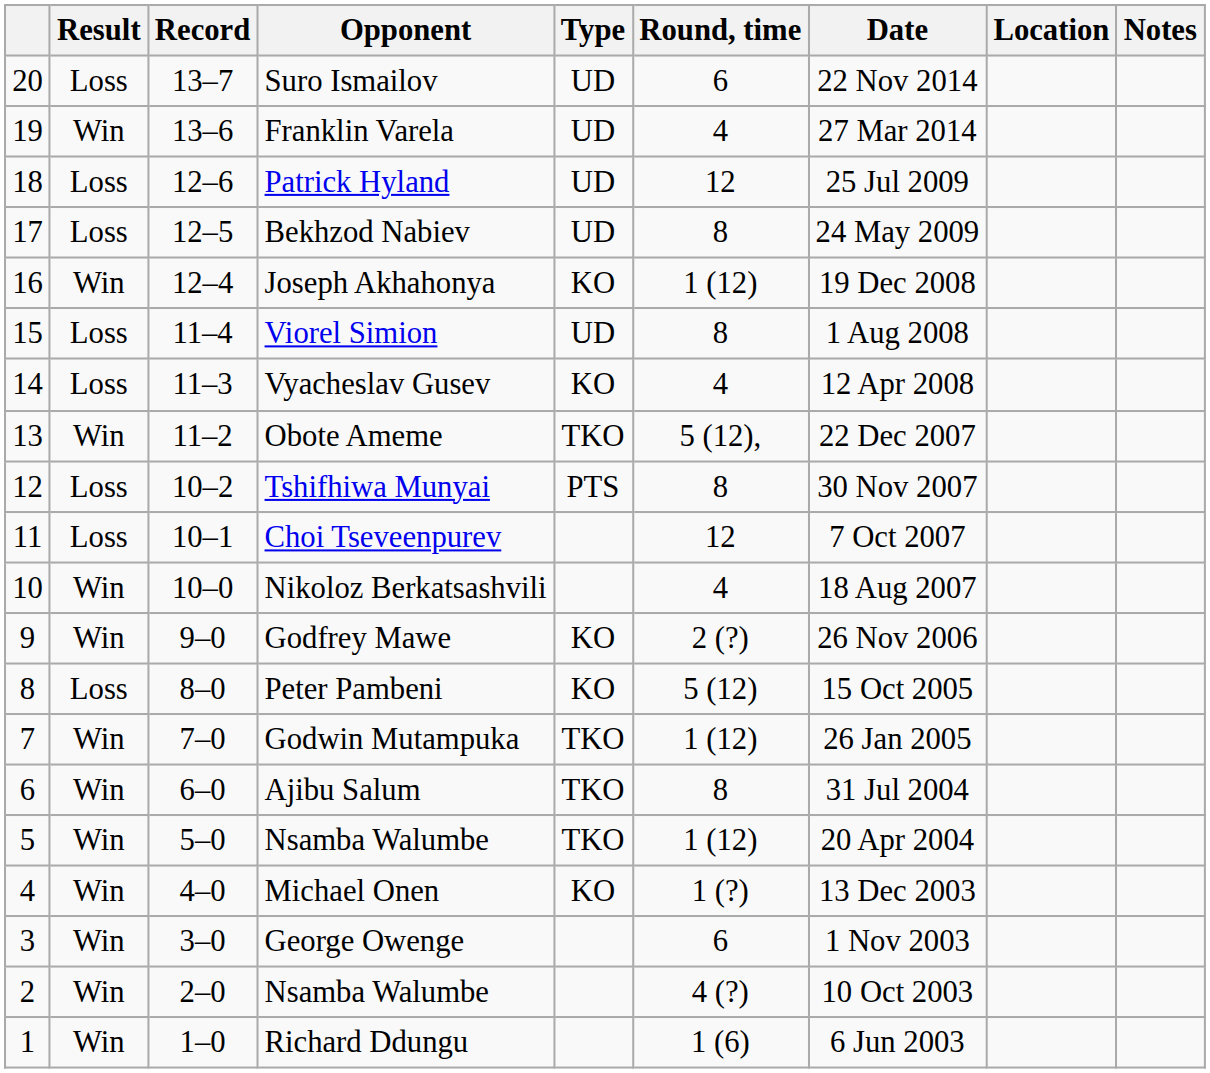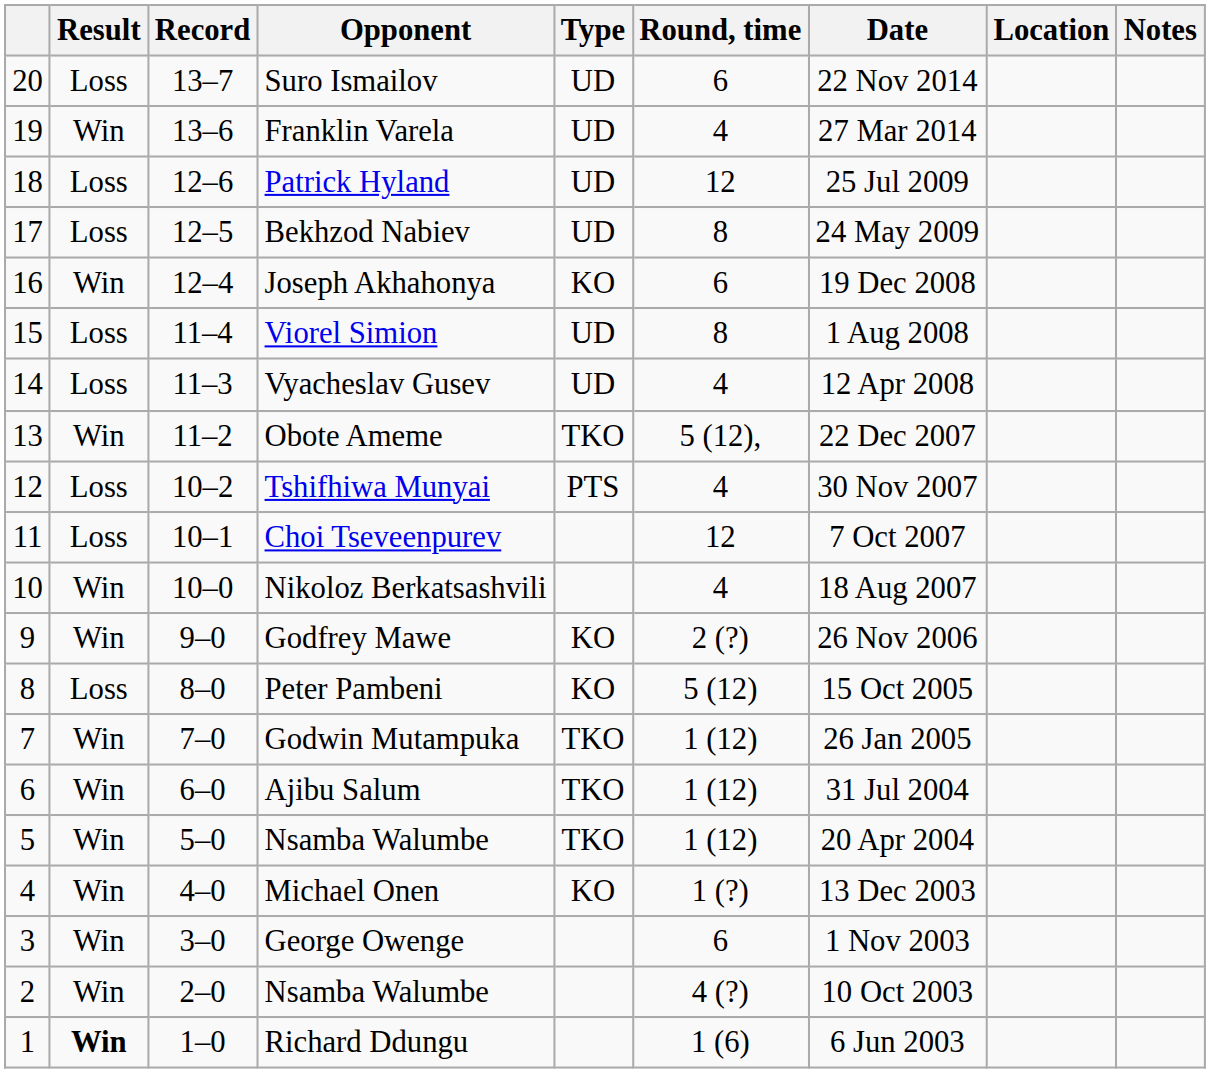(720, 283) 1 (12) -> (720, 283) 6
(593, 384) KO -> (593, 384) UD
(720, 485) 8 -> (720, 485) 4
(720, 789) 8 -> (720, 789) 1 (12)
(99, 1042) normal -> (99, 1042) bold
